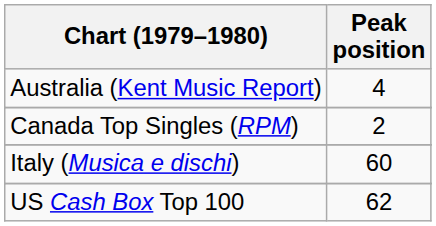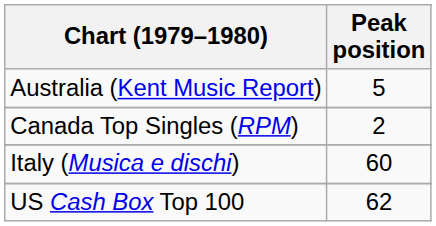(379, 88) 4 -> (379, 88) 5
